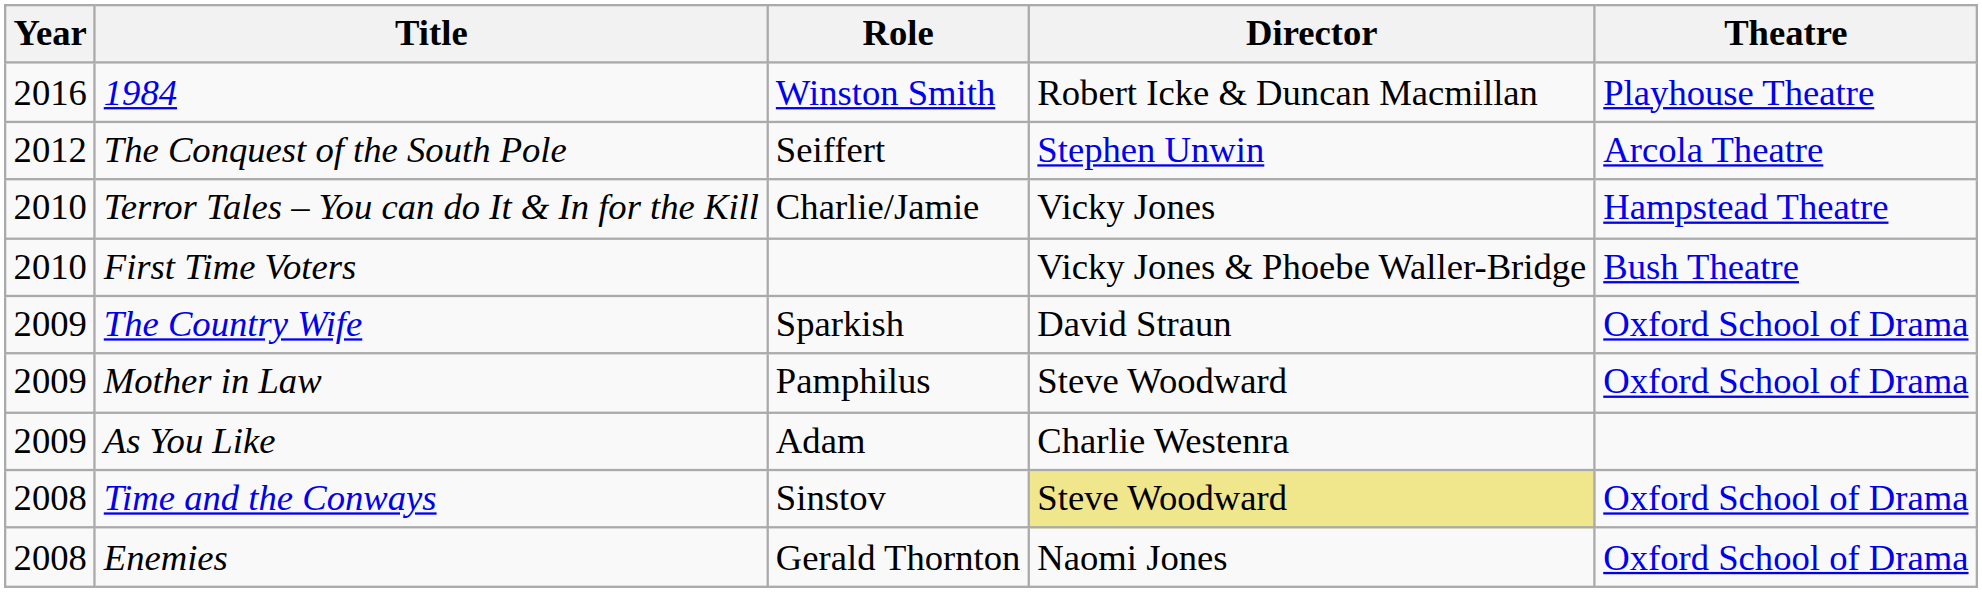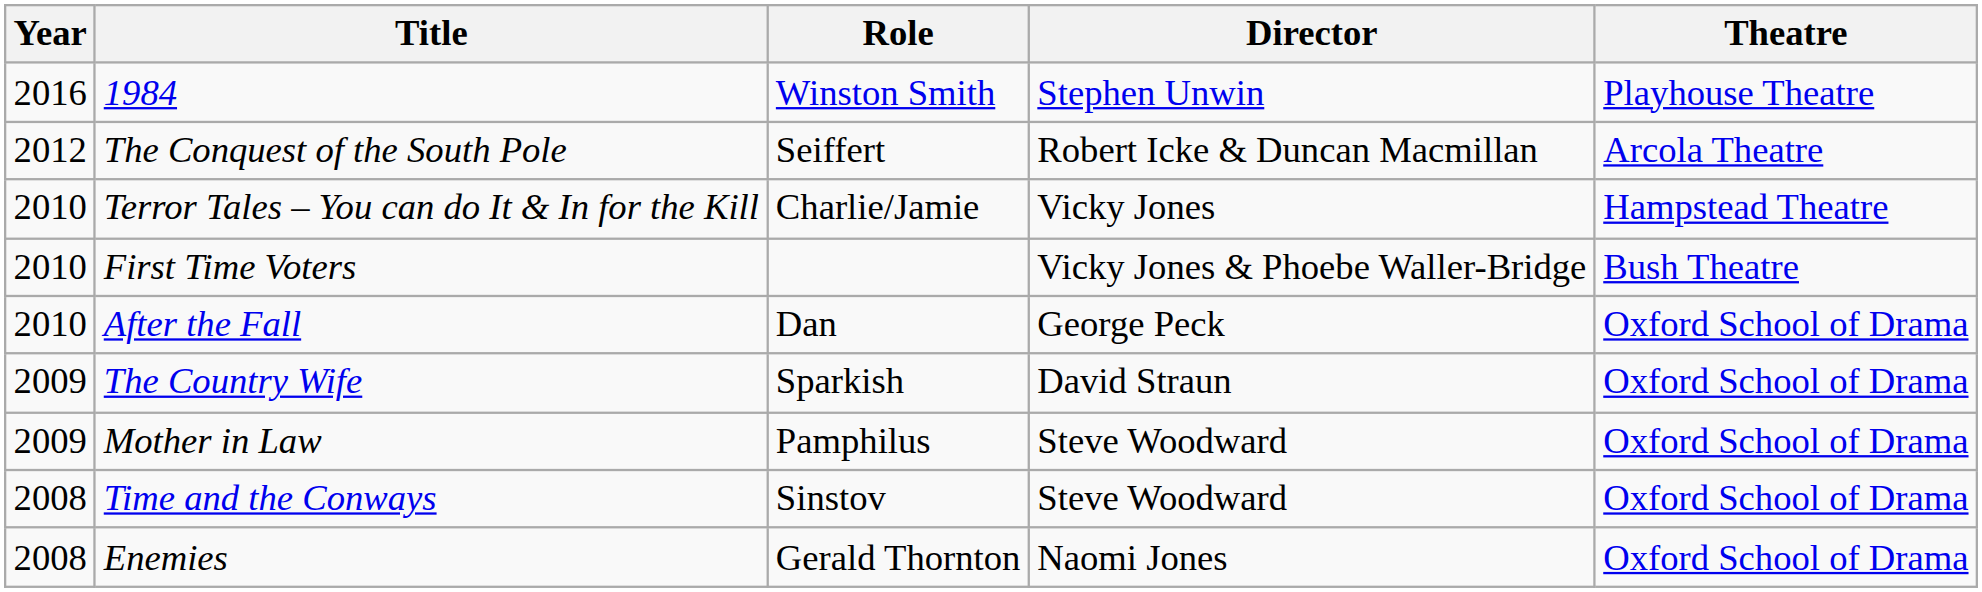(1288, 91) Robert Icke & Duncan Macmillan -> (1151, 91) Stephen Unwin
(1151, 149) Stephen Unwin -> (1288, 149) Robert Icke & Duncan Macmillan
+ row: (202, 324)
- row: (190, 440)
(1162, 498) khaki background -> (1162, 498) no background
